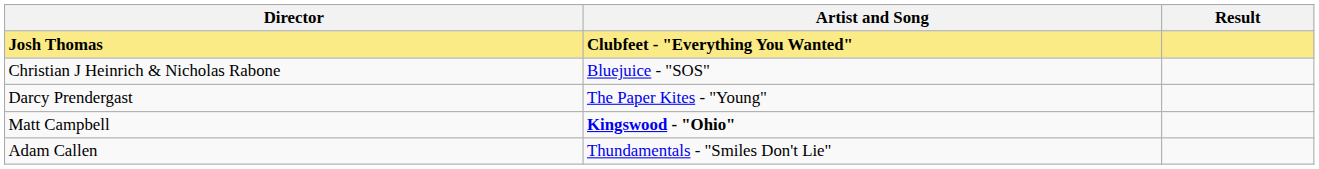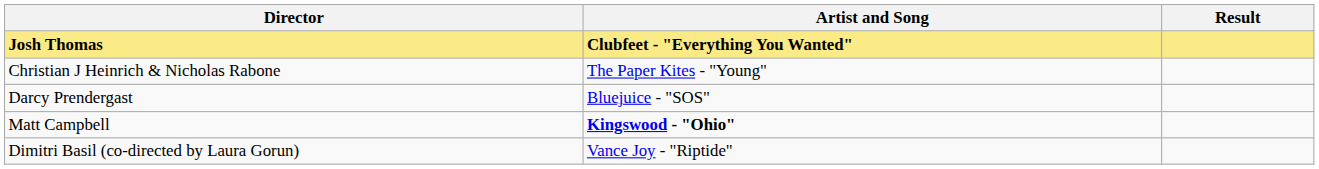(648, 71) Bluejuice - "SOS" -> (677, 71) The Paper Kites - "Young"
(677, 97) The Paper Kites - "Young" -> (648, 97) Bluejuice - "SOS"
- row: (53, 151)
+ row: (154, 151)
